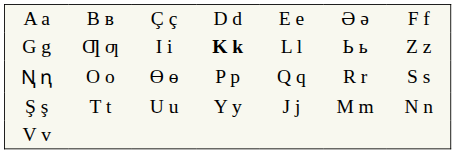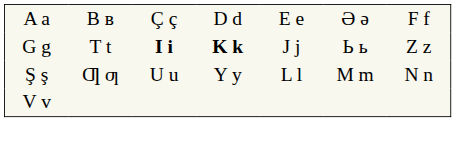(100, 46) Ƣ ƣ -> (100, 46) T t
(164, 46) normal -> (164, 46) bold
(291, 46) L l -> (291, 46) J j
- row: (37, 78)
(100, 106) T t -> (100, 74) Ƣ ƣ
(291, 106) J j -> (291, 74) L l
